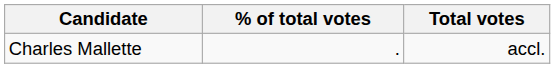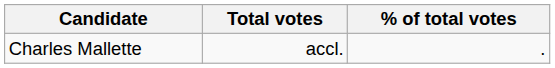columns swapped: (477, 19) <-> (303, 19)
